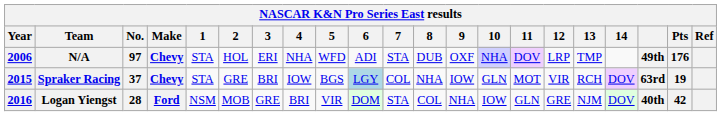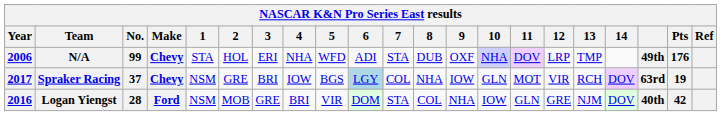(135, 57) 97 -> (135, 57) 99
(20, 78) 2015 -> (20, 78) 2017
(203, 78) STA -> (203, 78) NSM
